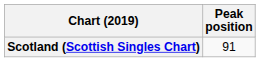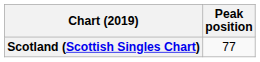(229, 47) 91 -> (229, 47) 77
